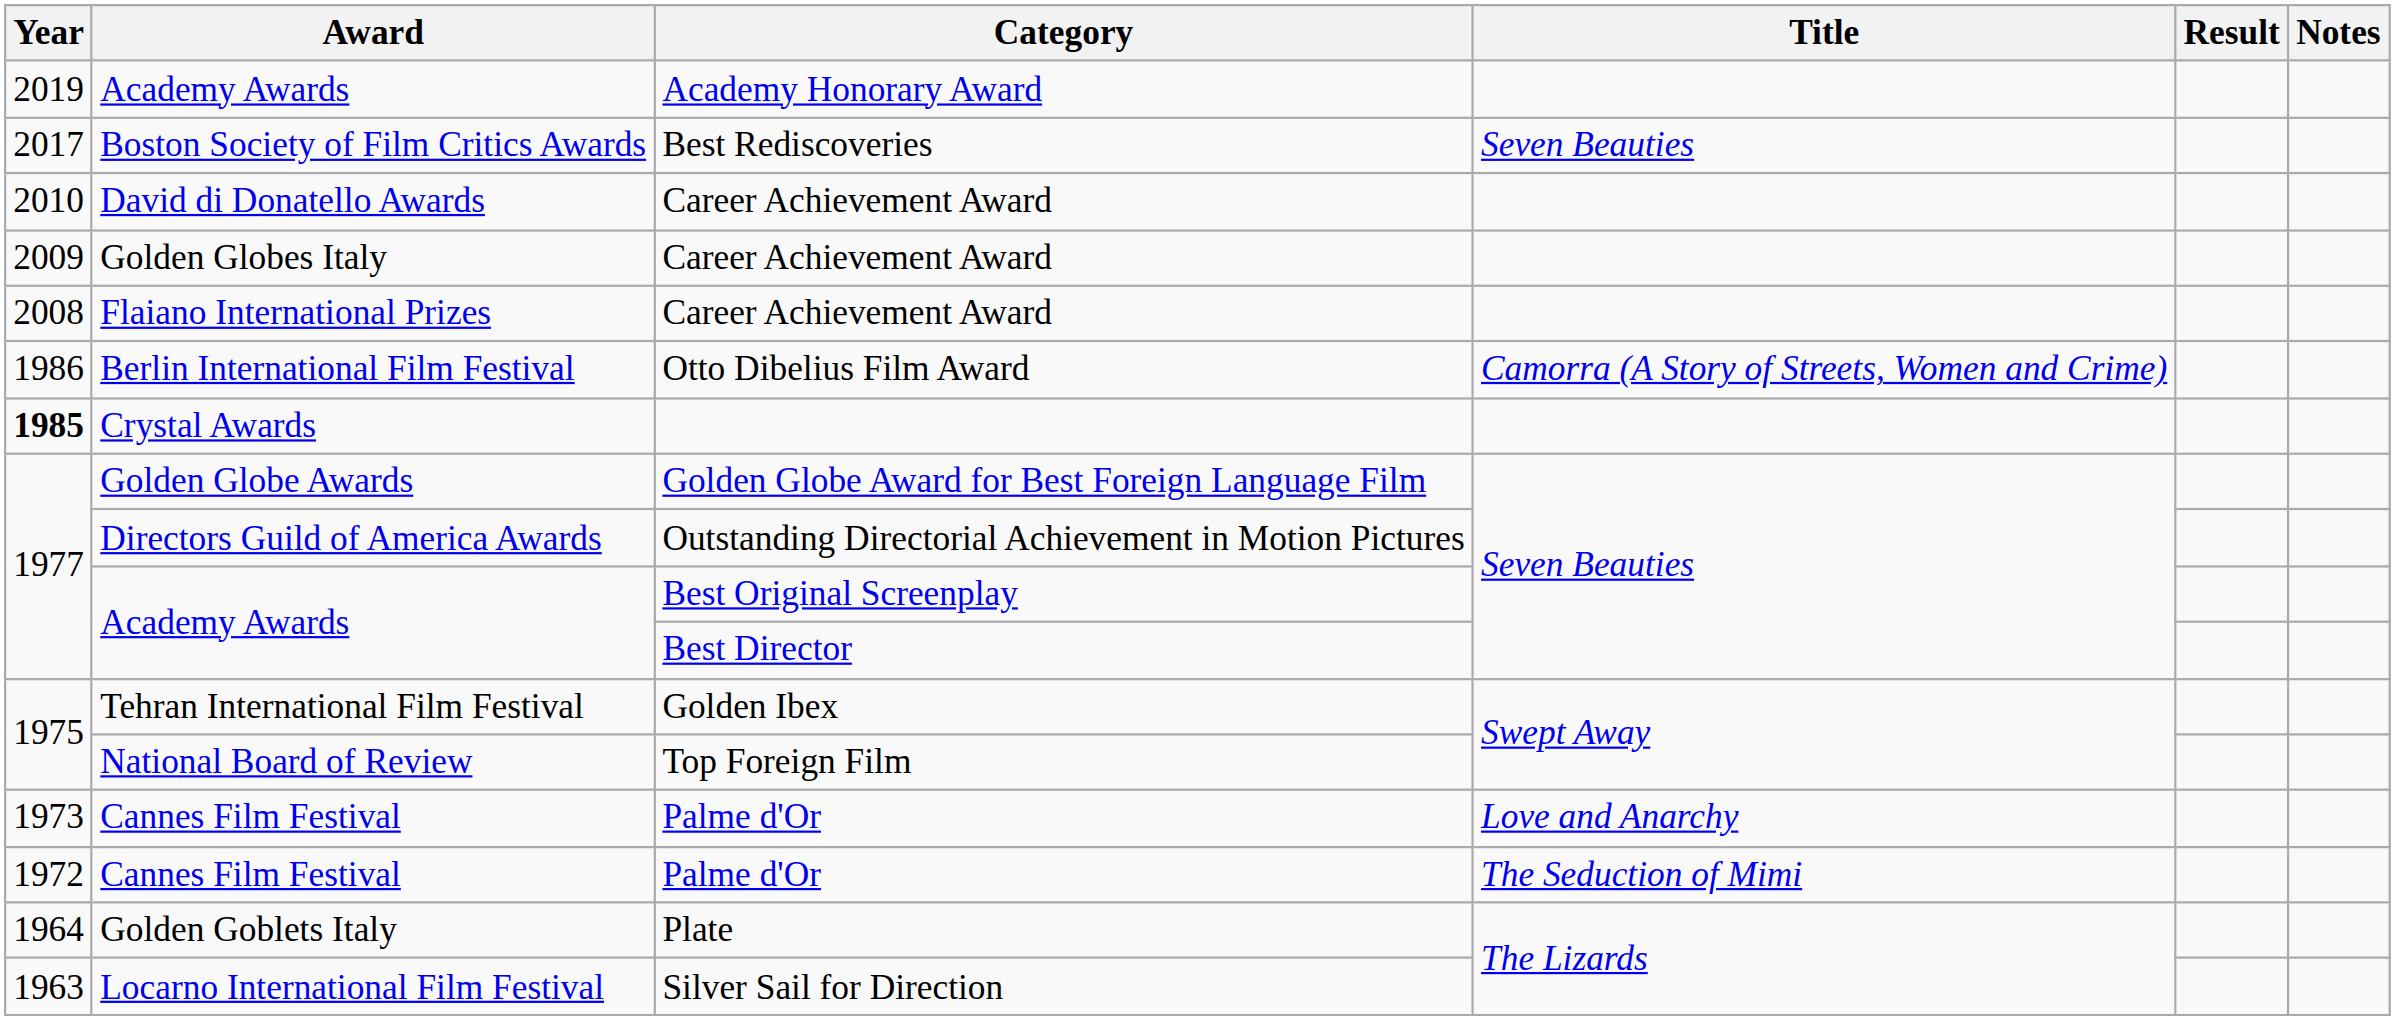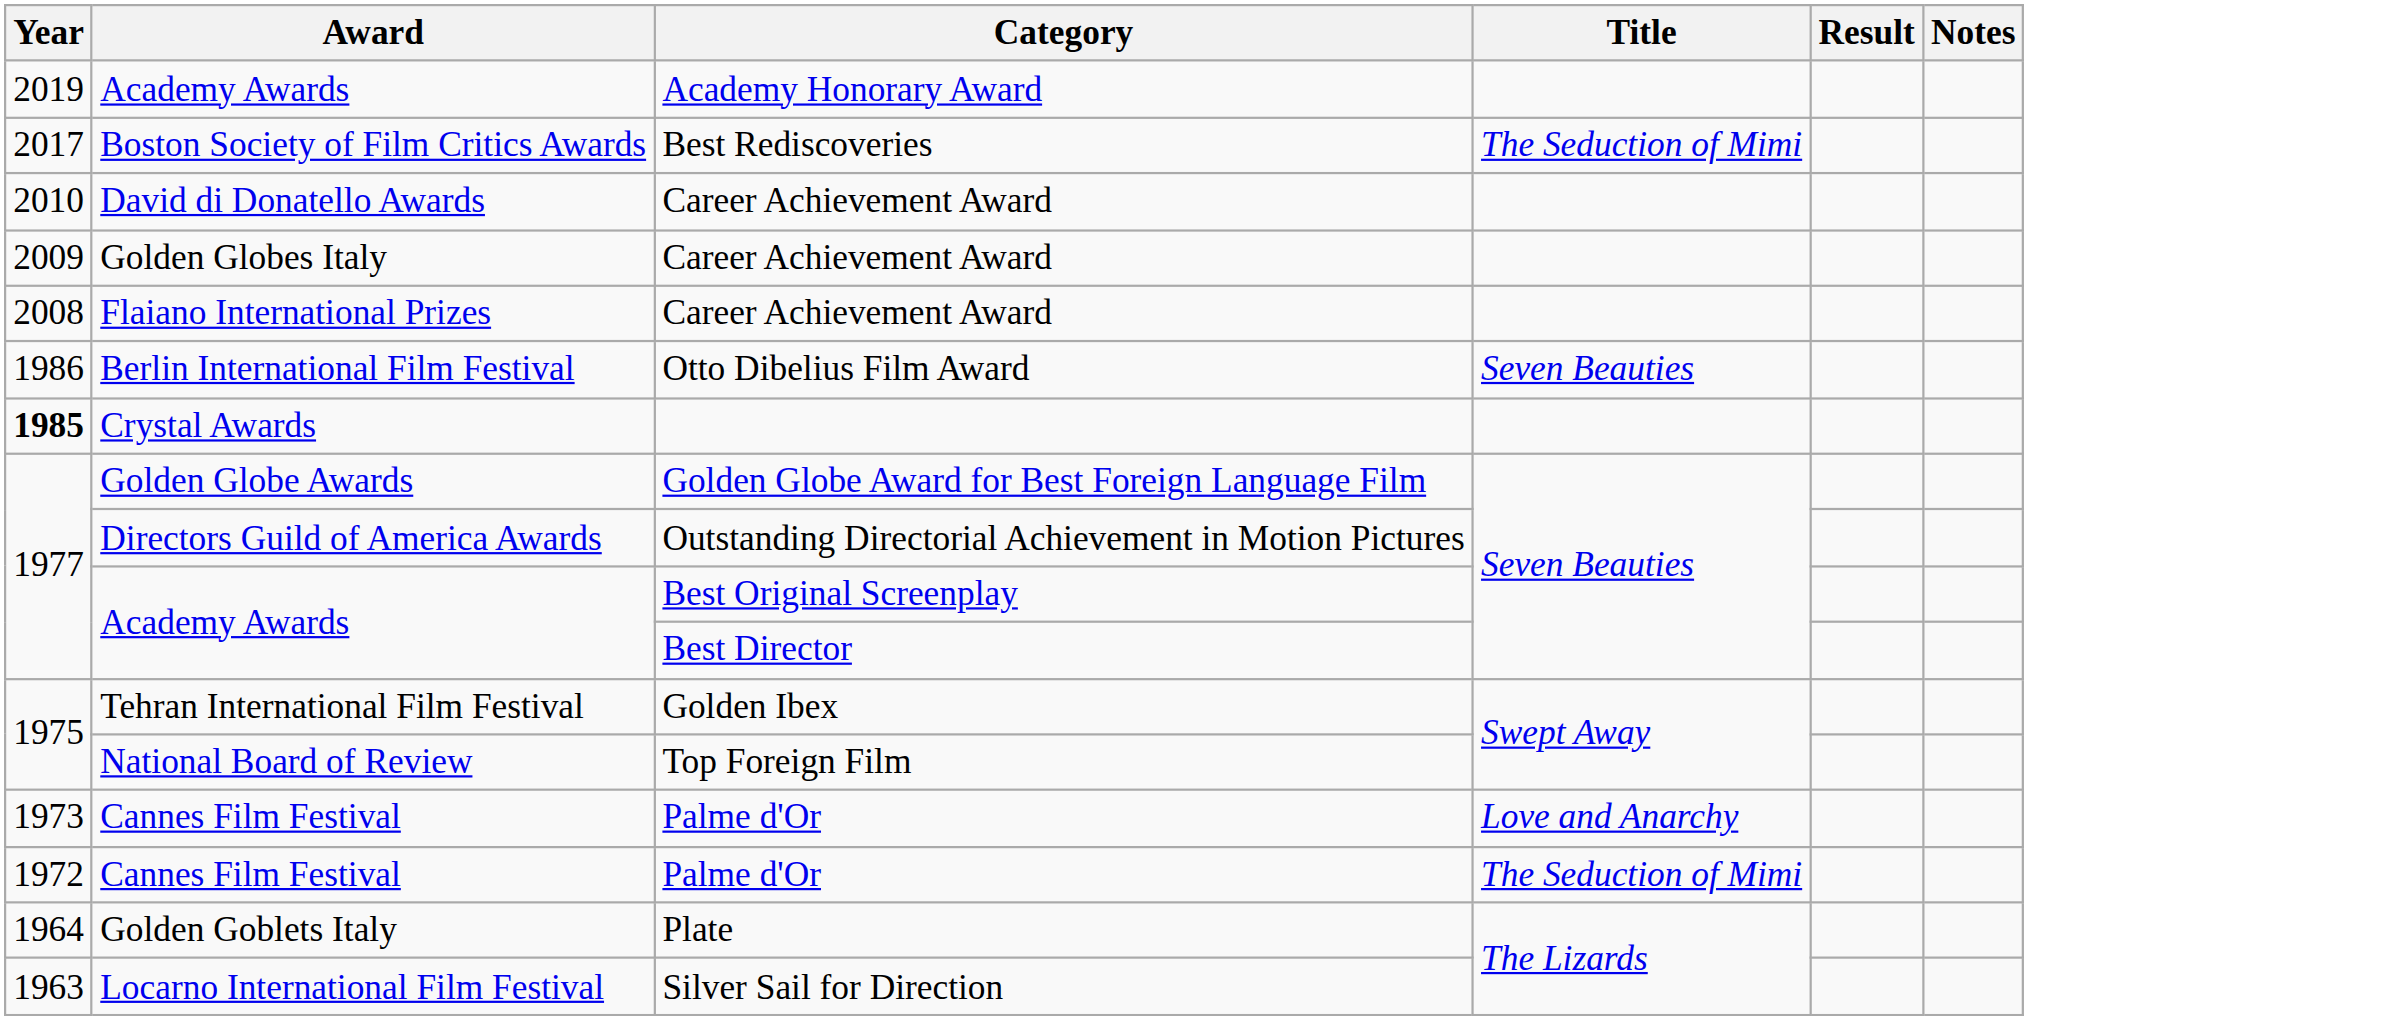(1588, 144) Seven Beauties -> (1642, 144) The Seduction of Mimi
(1824, 369) Camorra (A Story of Streets, Women and Crime) -> (1588, 369) Seven Beauties
